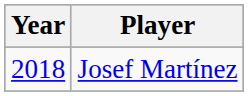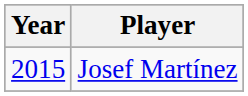(38, 68) 2018 -> (38, 68) 2015
